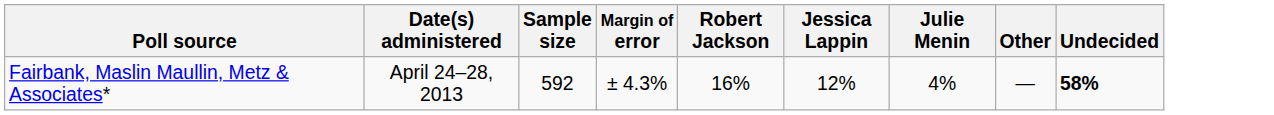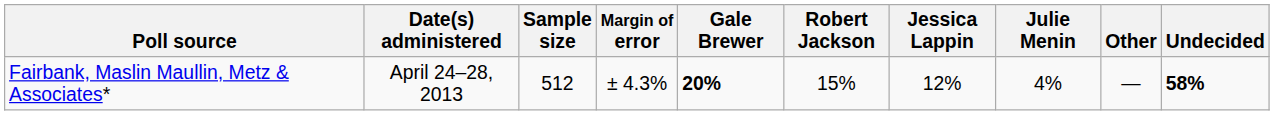+ column: (731, 30)
(557, 83) 592 -> (557, 83) 512
(731, 83) 16% -> (836, 83) 15%
